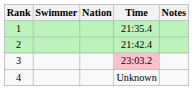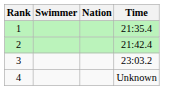- column: (174, 12)
(137, 61) pink background -> (137, 61) no background
